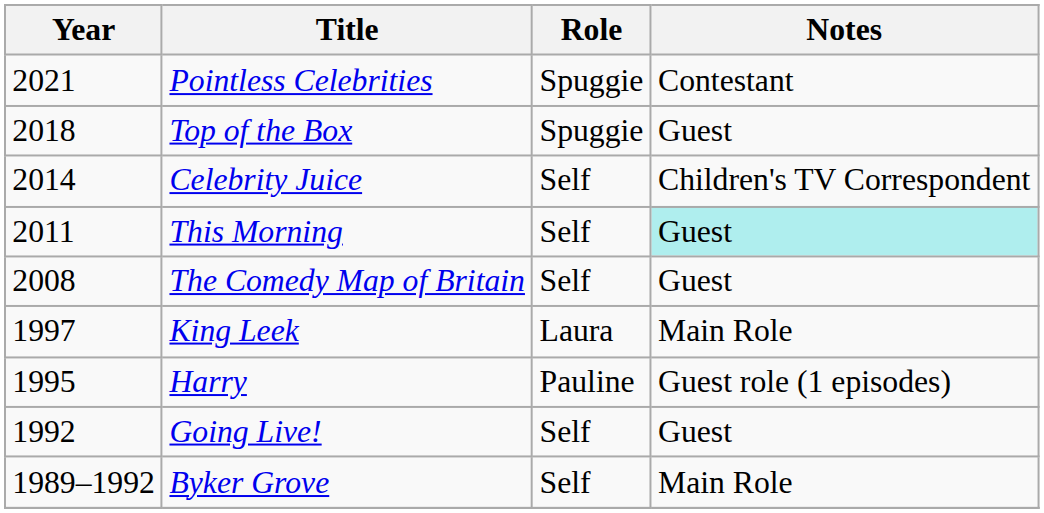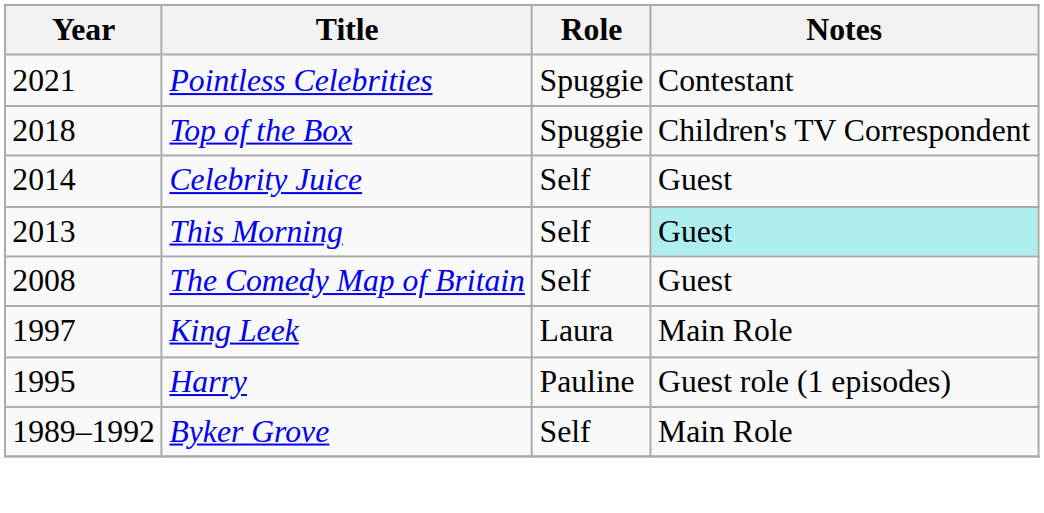(695, 130) Guest -> (844, 130) Children's TV Correspondent
(844, 180) Children's TV Correspondent -> (695, 180) Guest
(43, 230) 2011 -> (44, 230) 2013
- row: (246, 431)
